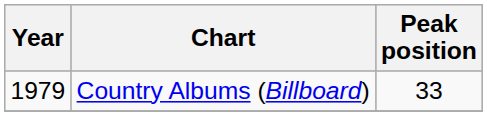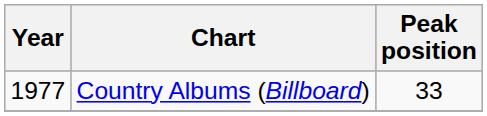(38, 90) 1979 -> (38, 90) 1977
